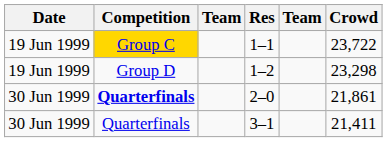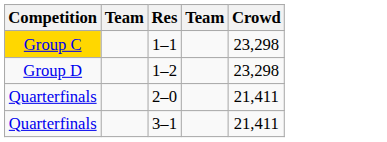- column: (49, 17)
(354, 44) 23,722 -> (256, 44) 23,298
(146, 96) bold -> (53, 96) normal
(354, 96) 21,861 -> (256, 96) 21,411
